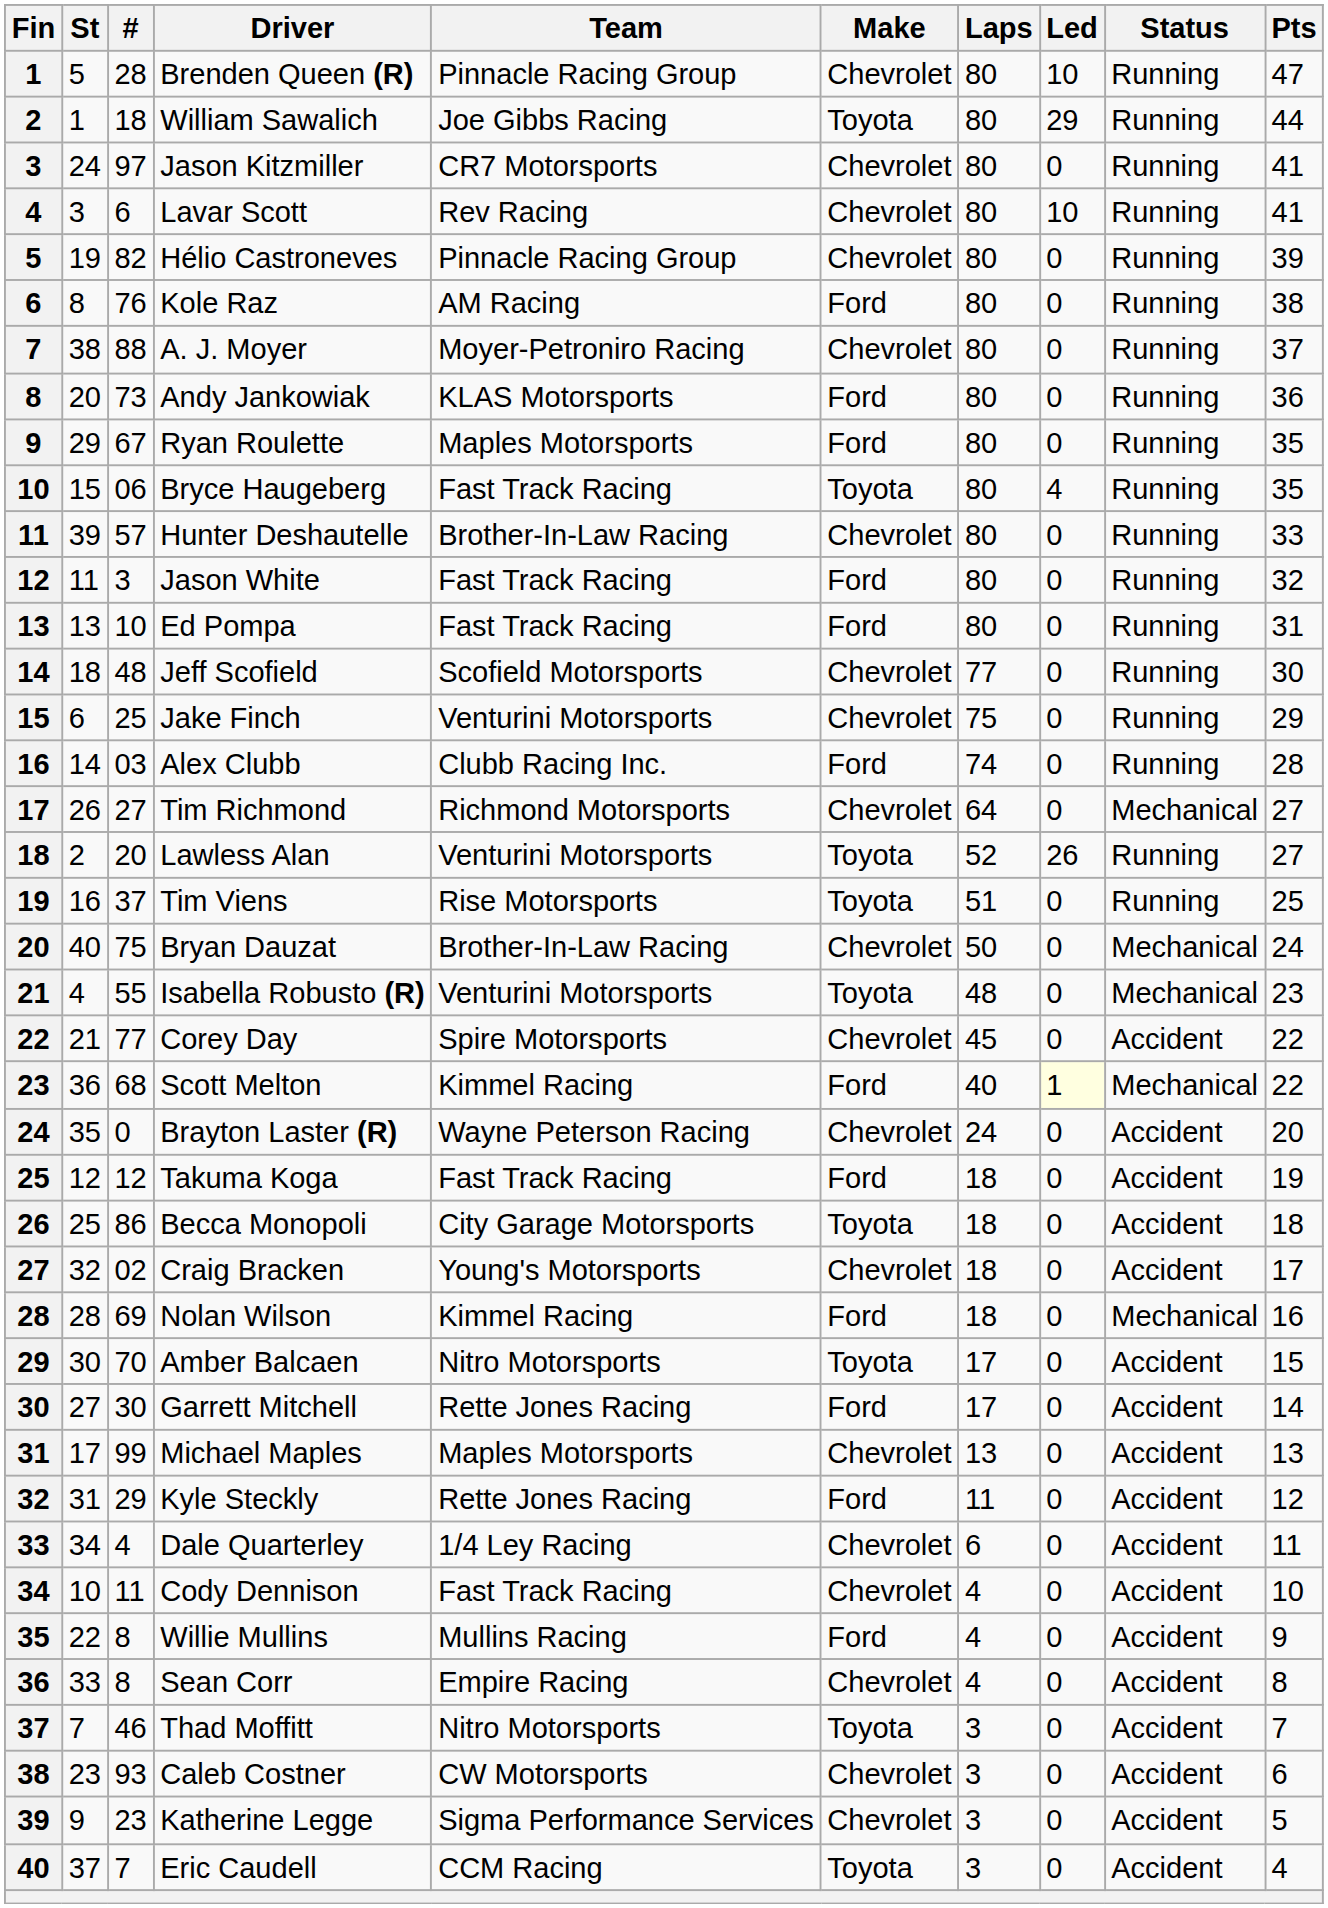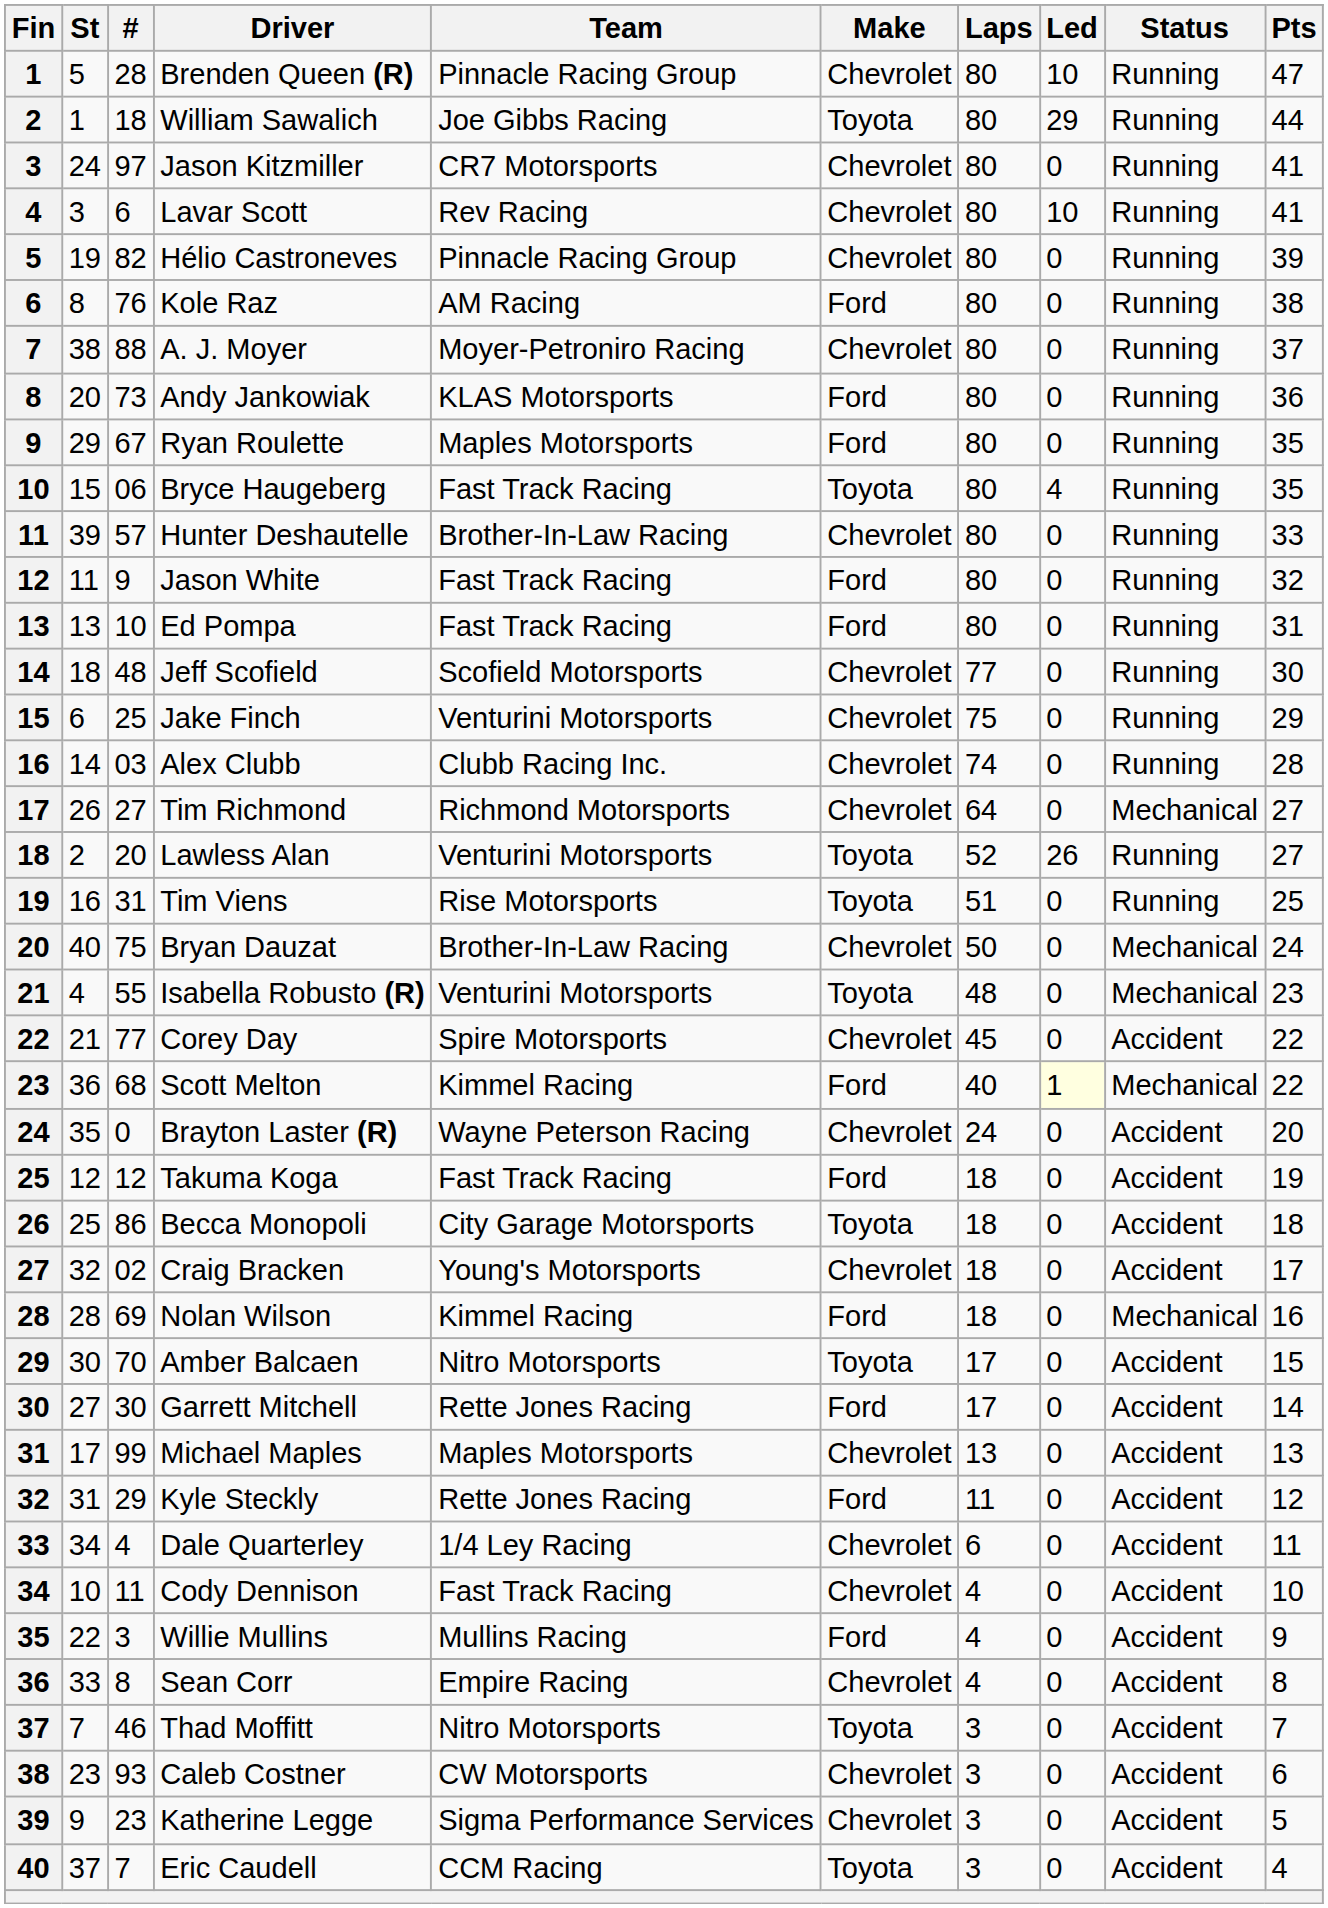(123, 580) 3 -> (123, 580) 9
(857, 763) Ford -> (889, 763) Chevrolet
(131, 901) 37 -> (131, 901) 31
(123, 1637) 8 -> (123, 1637) 3
